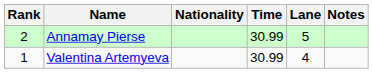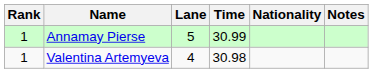columns swapped: (209, 15) <-> (305, 15)
(24, 36) 2 -> (24, 36) 1
(267, 57) 30.99 -> (229, 57) 30.98
